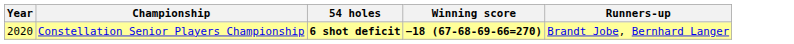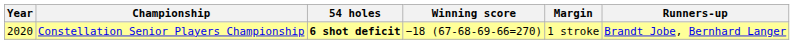+ column: (573, 13)
(474, 31) bold -> (474, 31) normal
